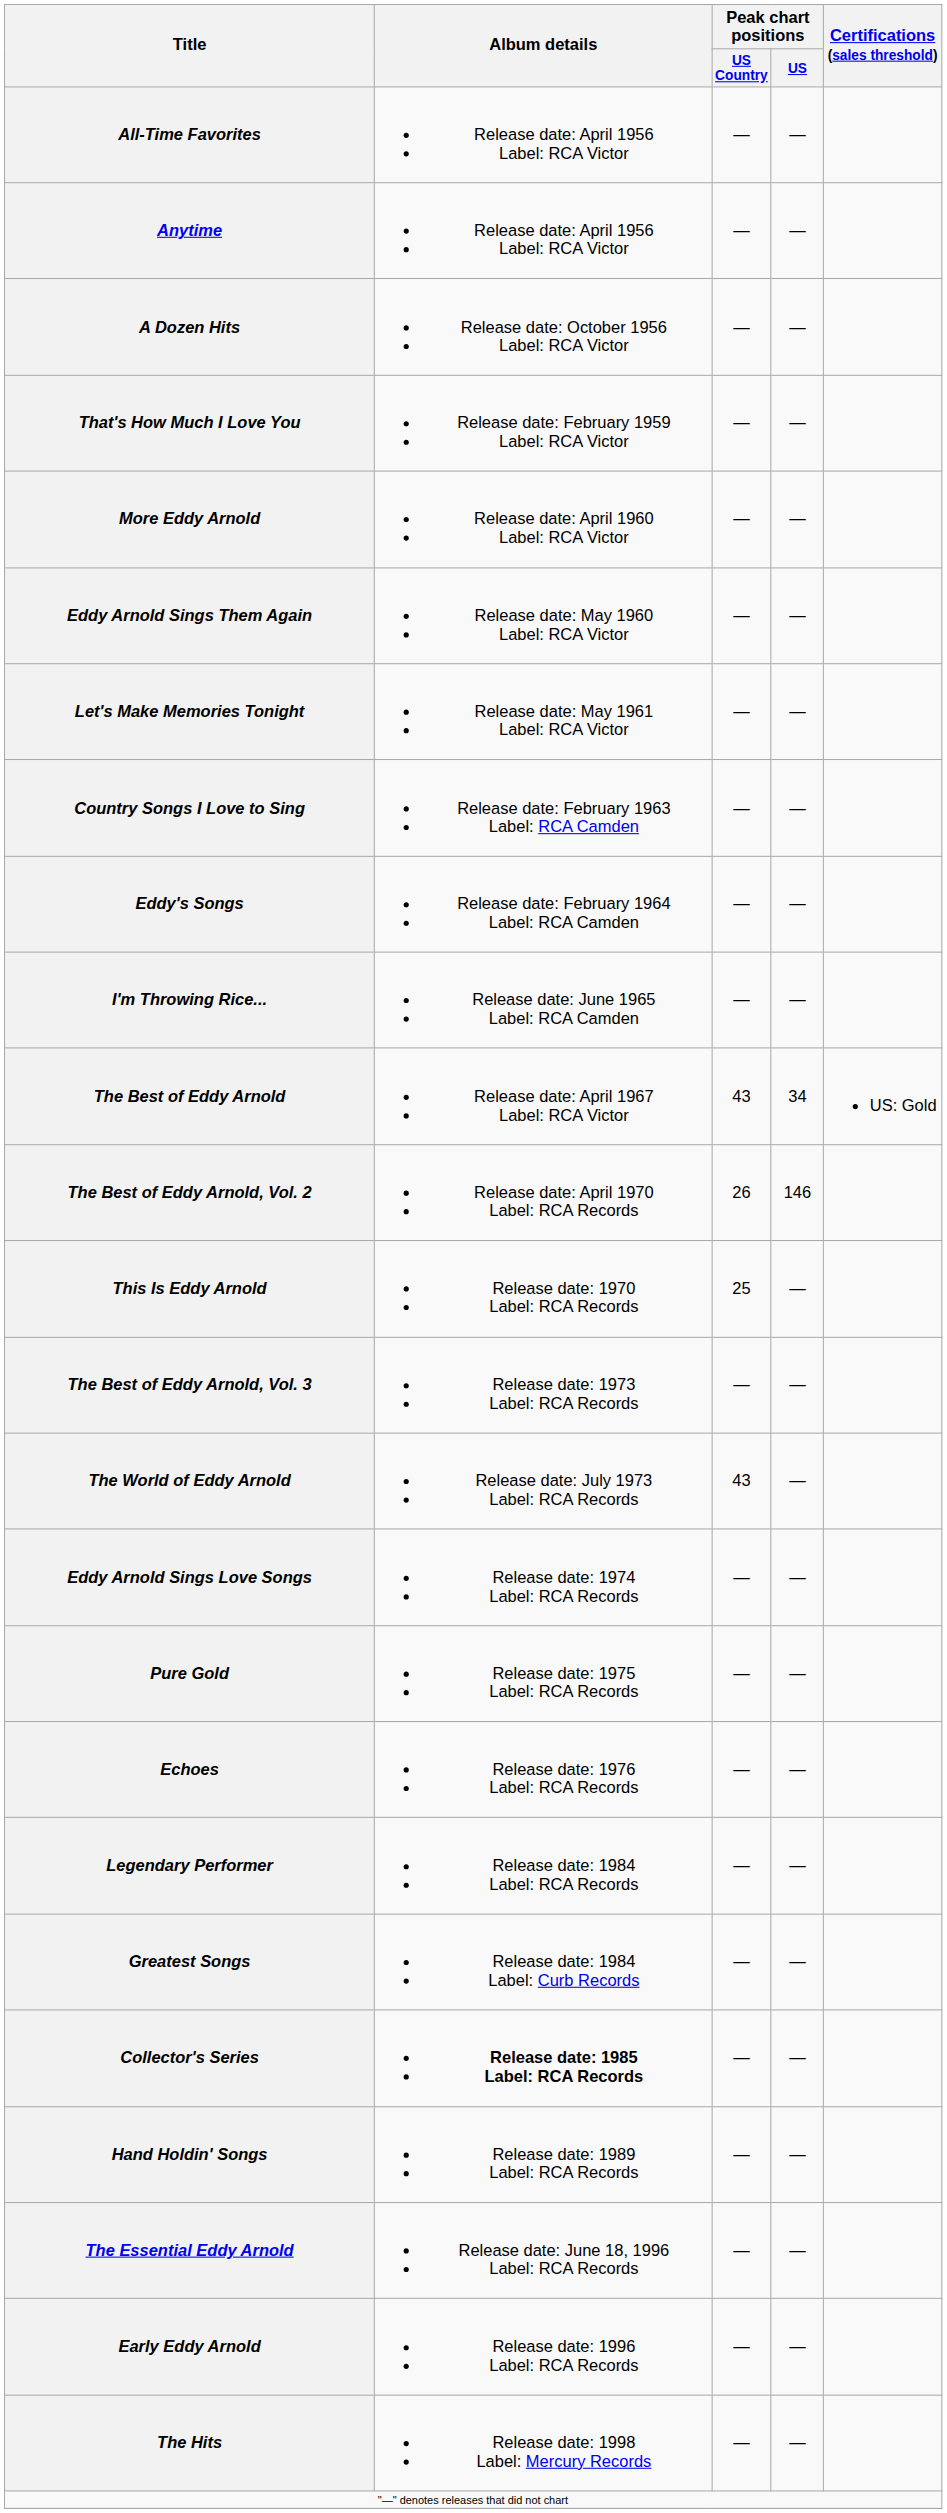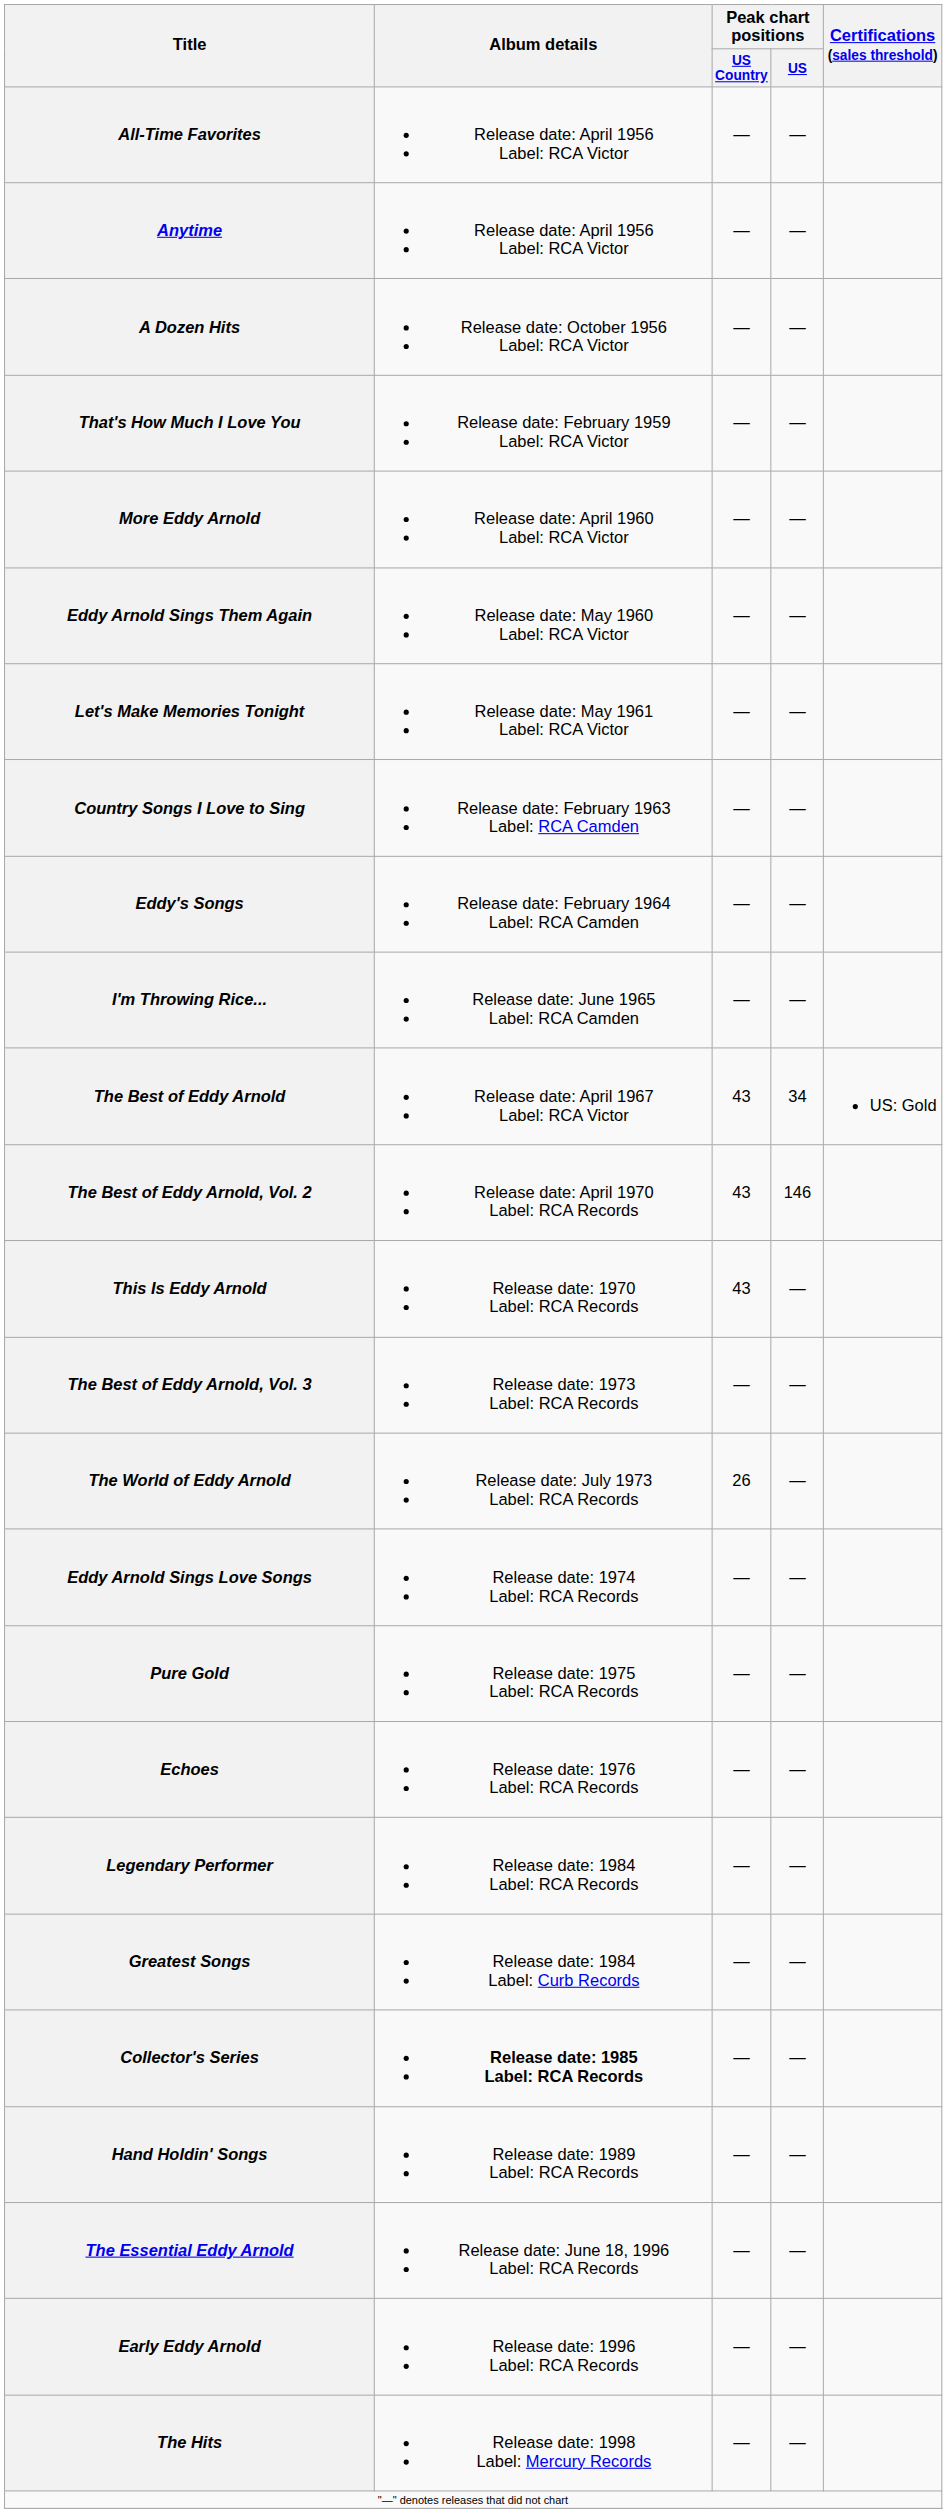(741, 1192) 26 -> (741, 1192) 43
(741, 1288) 25 -> (741, 1288) 43
(741, 1481) 43 -> (741, 1481) 26
